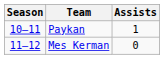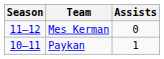rows swapped: (67, 29) <-> (79, 46)
